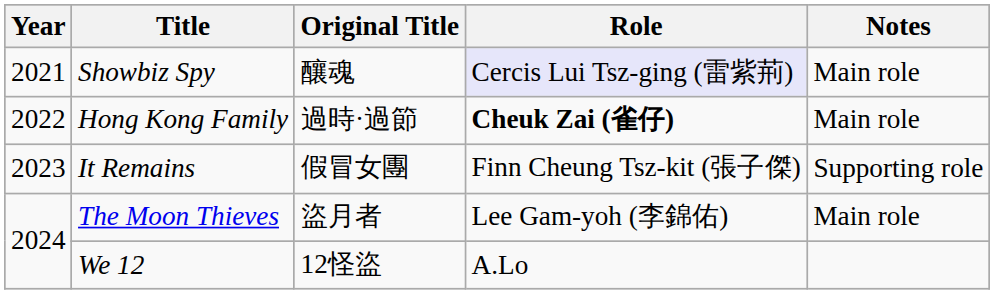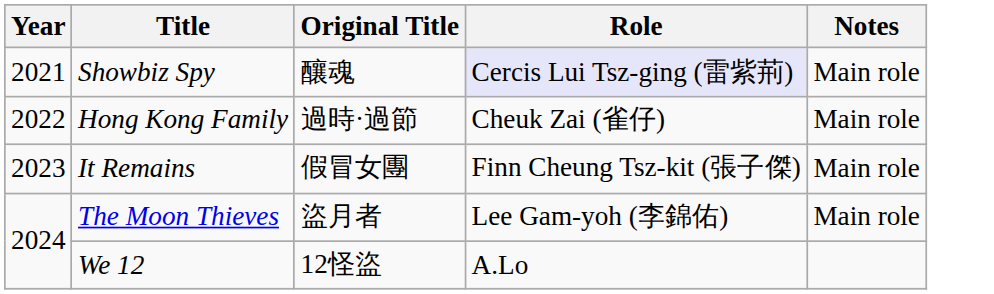(573, 119) bold -> (568, 119) normal
(898, 168) Supporting role -> (867, 168) Main role
